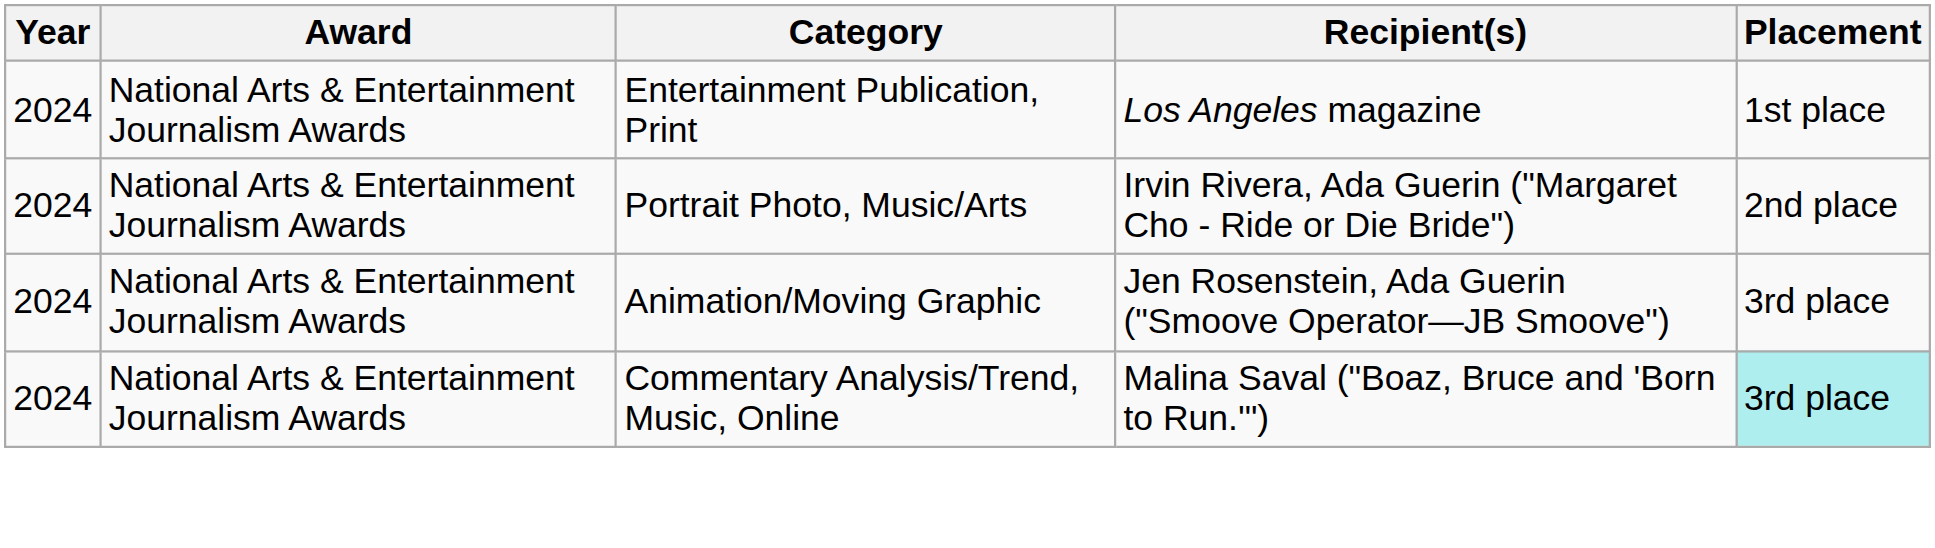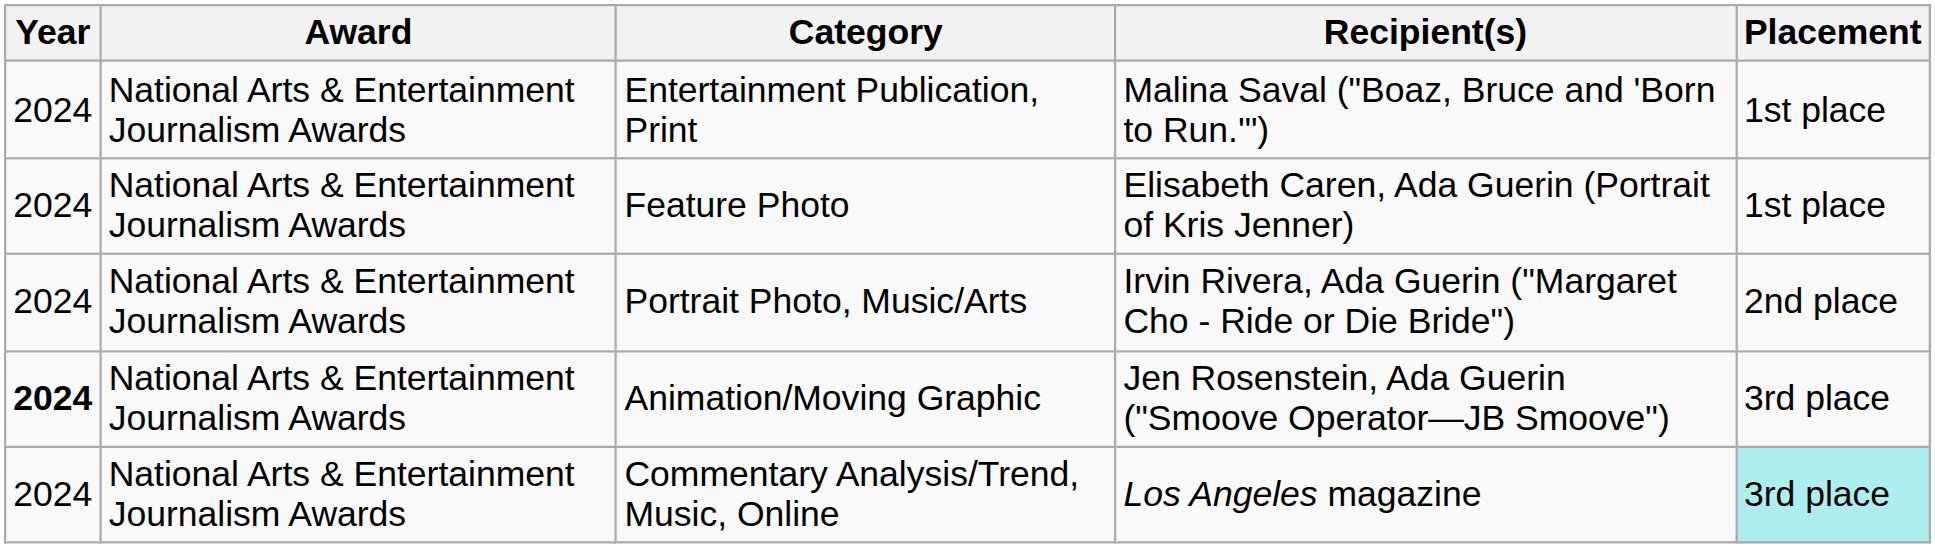(1302, 108) Los Angeles magazine -> (1419, 108) Malina Saval ("Boaz, Bruce and 'Born to Run.'")
+ row: (737, 205)
(53, 301) normal -> (53, 397) bold
(1419, 397) Malina Saval ("Boaz, Bruce and 'Born to Run.'") -> (1302, 494) Los Angeles magazine
